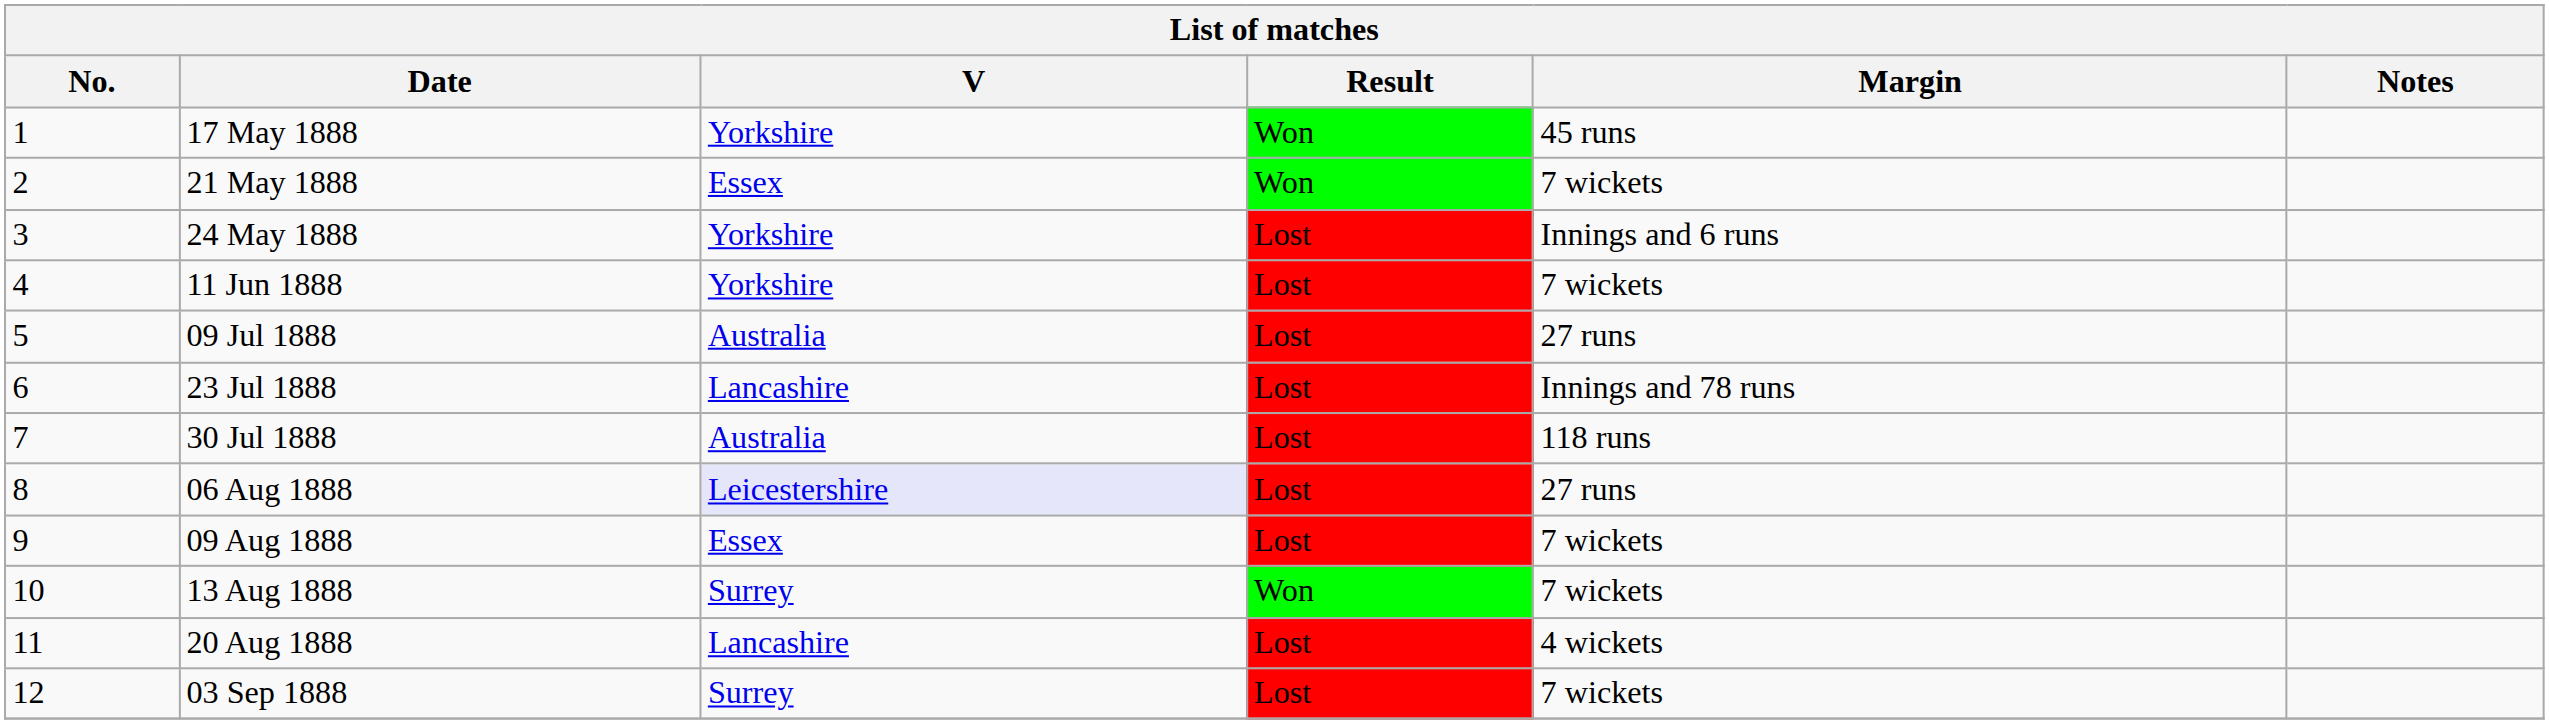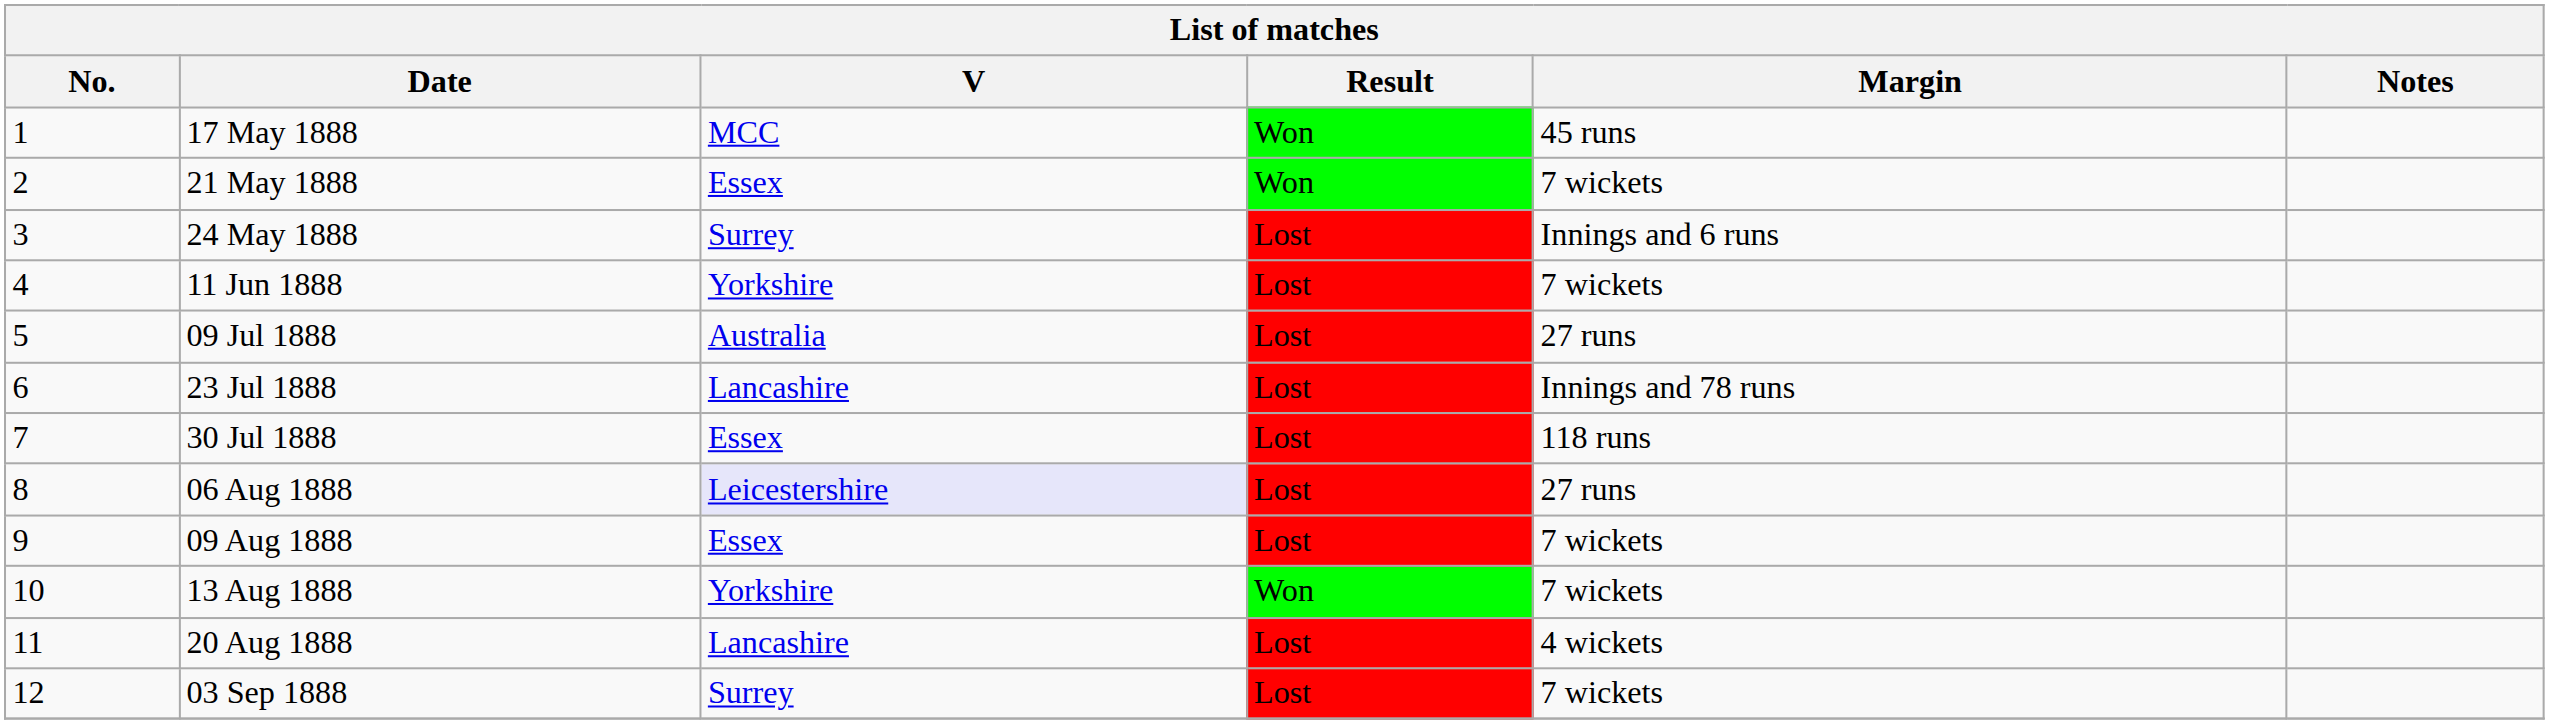(771, 132) Yorkshire -> (744, 132) MCC
(771, 234) Yorkshire -> (751, 234) Surrey
(767, 438) Australia -> (745, 438) Essex
(751, 591) Surrey -> (771, 591) Yorkshire
